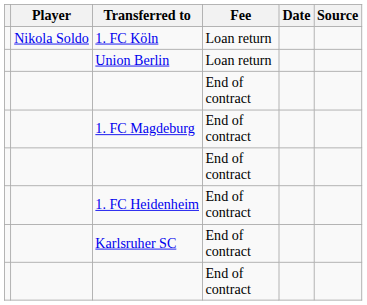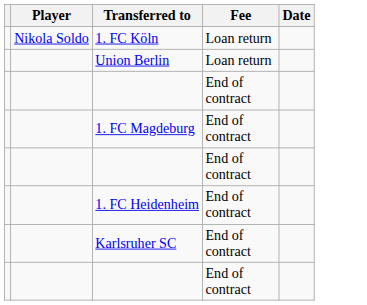- column: (338, 15)
